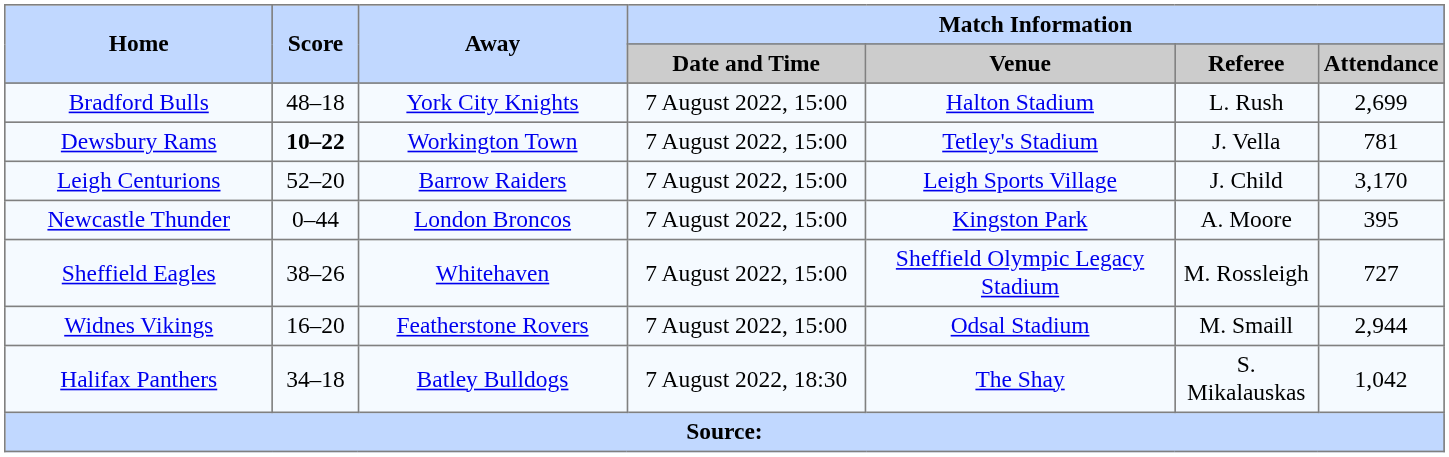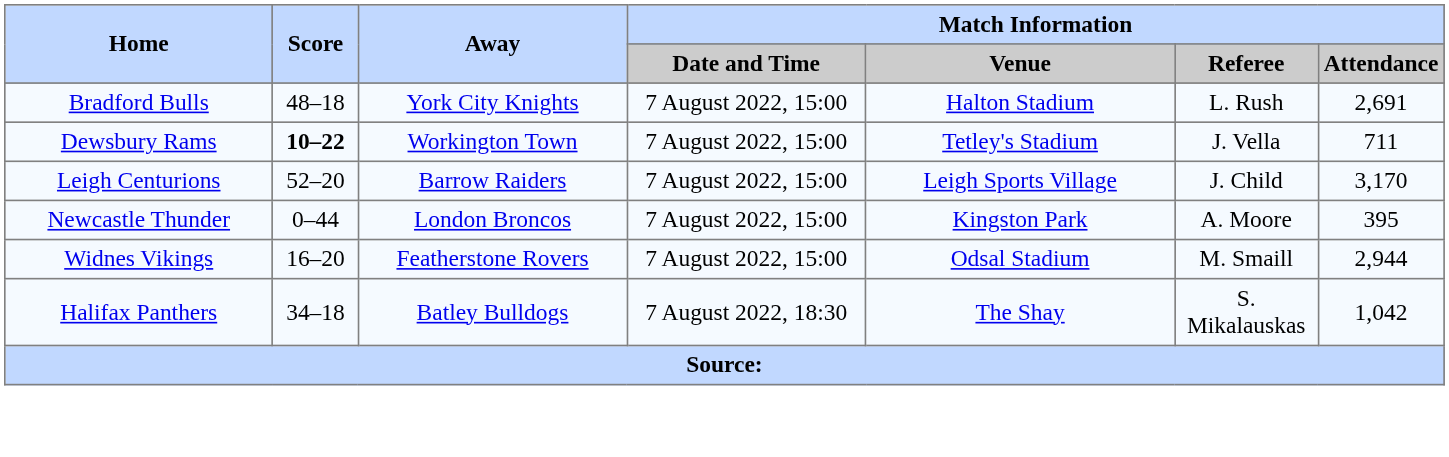(1381, 102) 2,699 -> (1381, 102) 2,691
(1381, 141) 781 -> (1381, 141) 711
- row: (139, 272)
